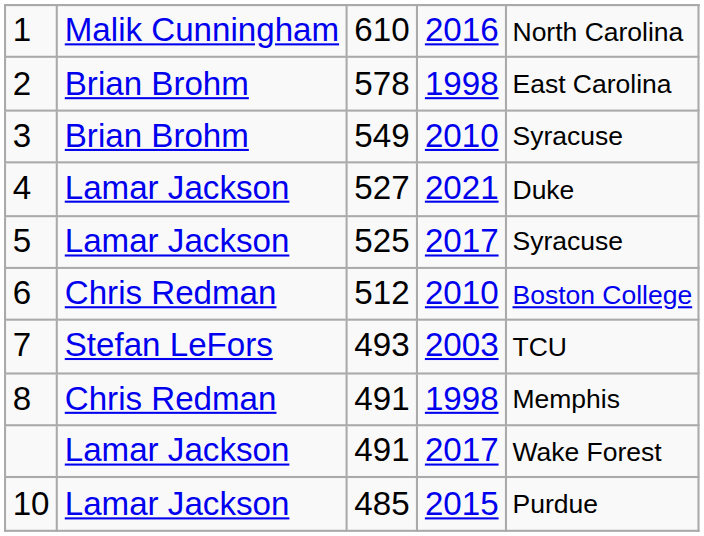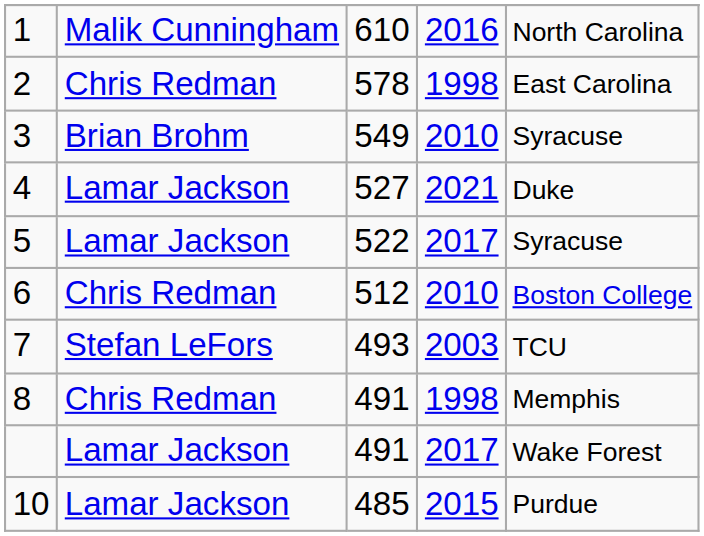(157, 83) Brian Brohm -> (171, 83) Chris Redman
(382, 240) 525 -> (382, 240) 522
